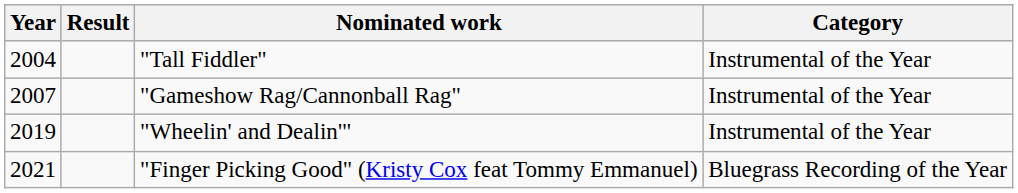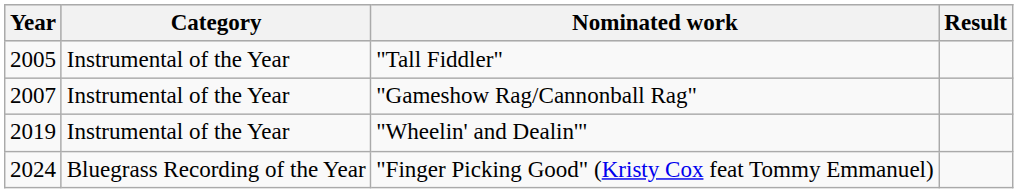columns swapped: (858, 22) <-> (98, 22)
(33, 59) 2004 -> (33, 59) 2005
(33, 168) 2021 -> (33, 168) 2024
